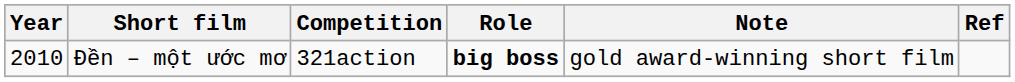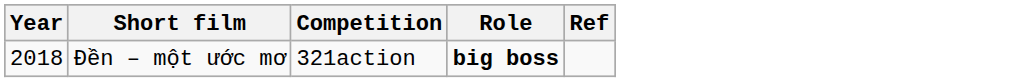- column: (762, 23)
(37, 59) 2010 -> (37, 59) 2018
